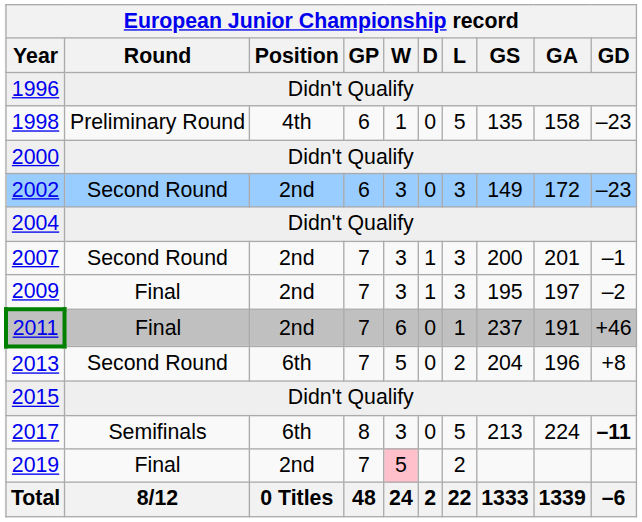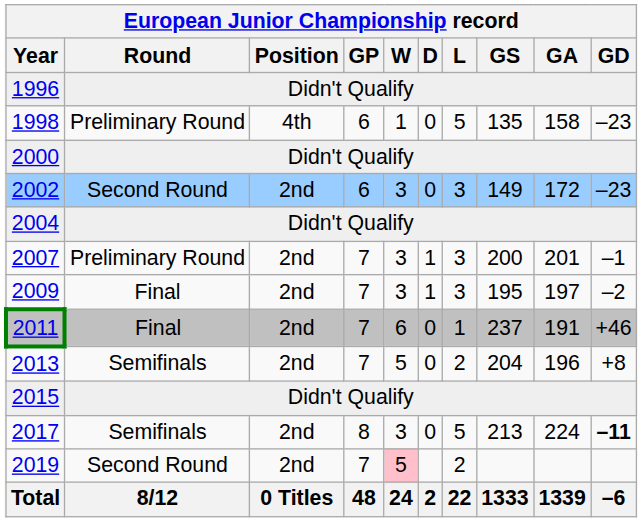(157, 257) Second Round -> (157, 257) Preliminary Round
(157, 363) Second Round -> (157, 363) Semifinals
(297, 363) 6th -> (297, 363) 2nd
(297, 431) 6th -> (297, 431) 2nd
(157, 465) Final -> (157, 465) Second Round
